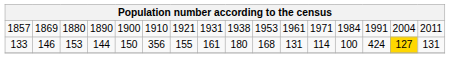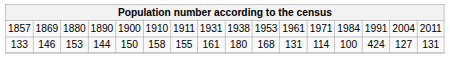(184, 28) 1921 -> (184, 28) 1911
(157, 45) 356 -> (157, 45) 158
(404, 45) gold background -> (404, 45) no background
